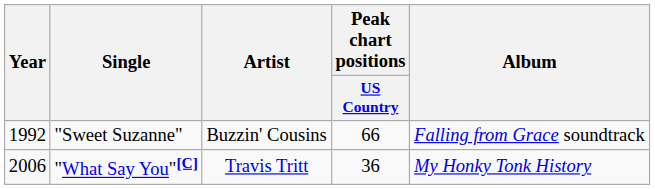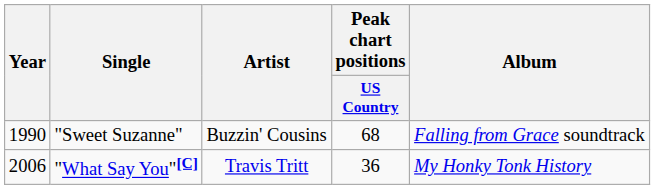(27, 134) 1992 -> (27, 134) 1990
(370, 134) 66 -> (370, 134) 68
